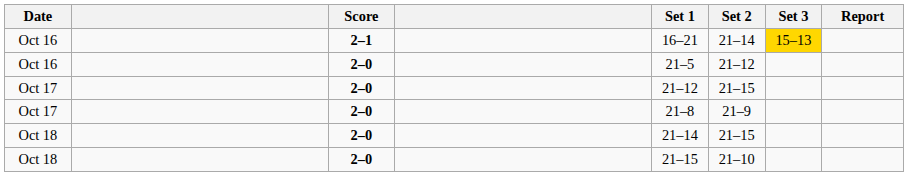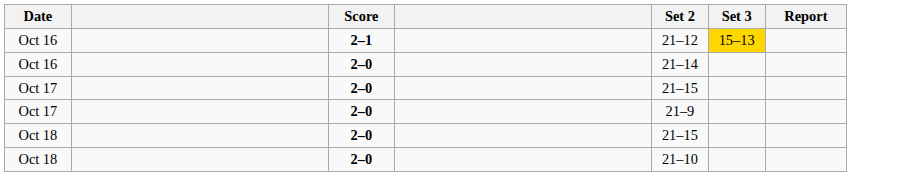- column: (680, 16)
(737, 40) 21–14 -> (680, 40) 21–12
(737, 64) 21–12 -> (680, 64) 21–14
